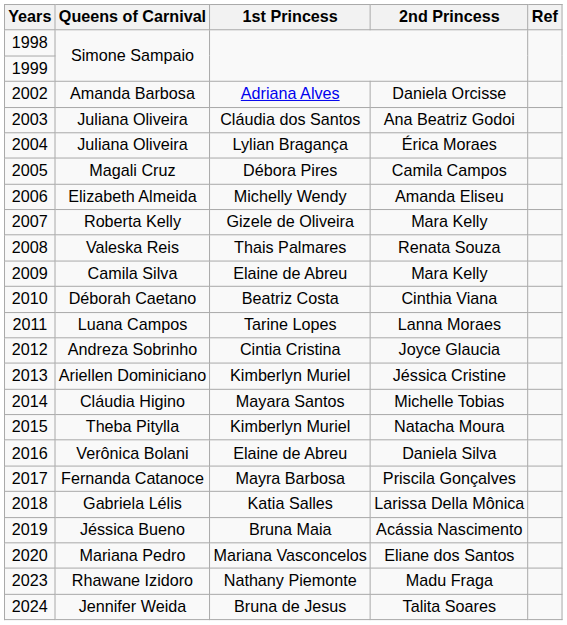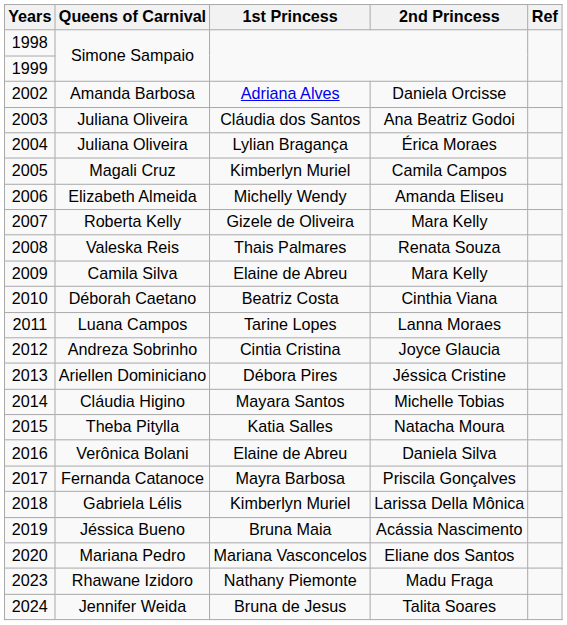(290, 171) Débora Pires -> (290, 171) Kimberlyn Muriel
(290, 376) Kimberlyn Muriel -> (290, 376) Débora Pires
(290, 427) Kimberlyn Muriel -> (290, 427) Katia Salles
(290, 504) Katia Salles -> (290, 504) Kimberlyn Muriel
